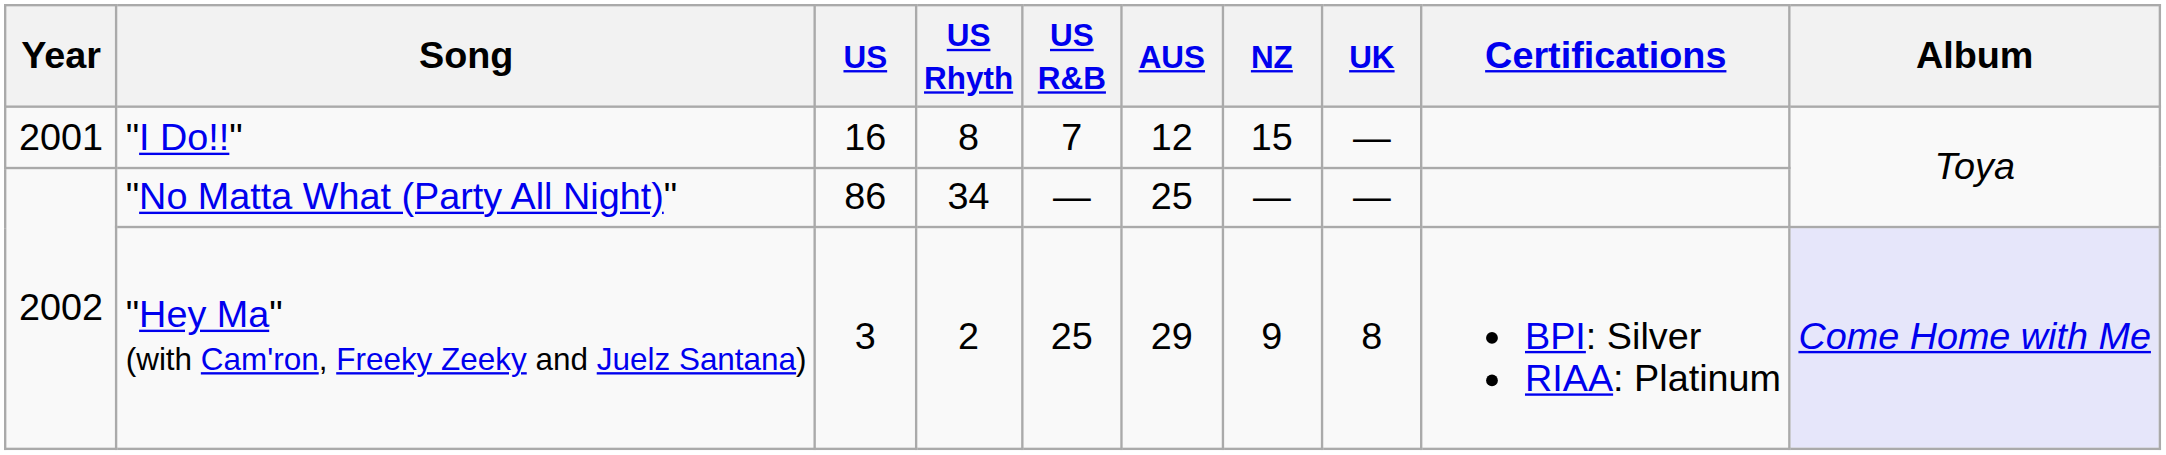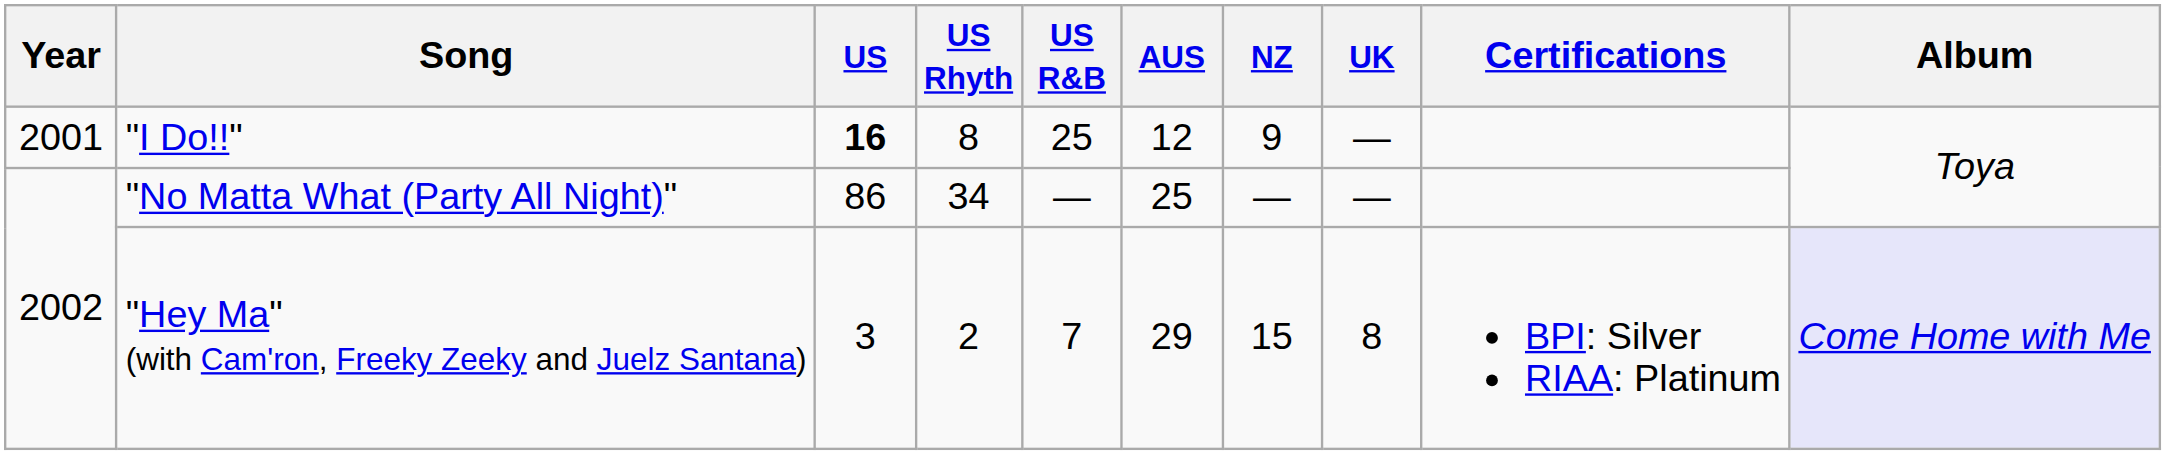(865, 136) normal -> (865, 136) bold
(1072, 136) 7 -> (1072, 136) 25
(1272, 136) 15 -> (1272, 136) 9
(1072, 336) 25 -> (1072, 336) 7
(1272, 336) 9 -> (1272, 336) 15
